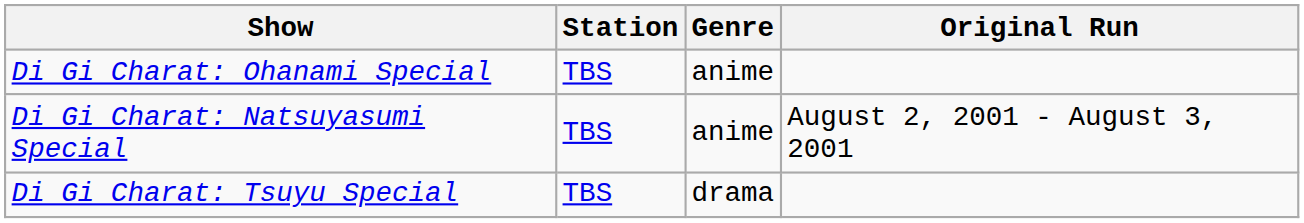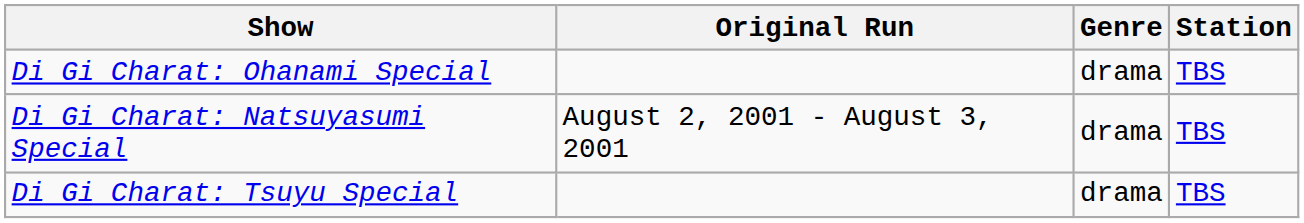columns swapped: (620, 28) <-> (1039, 28)
(733, 72) anime -> (1121, 72) drama
(733, 133) anime -> (1121, 133) drama
